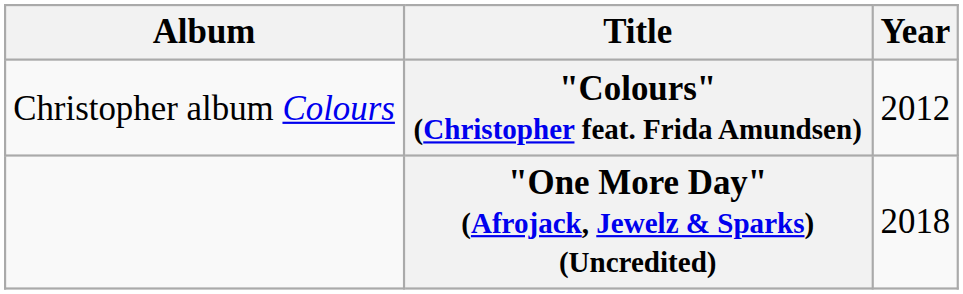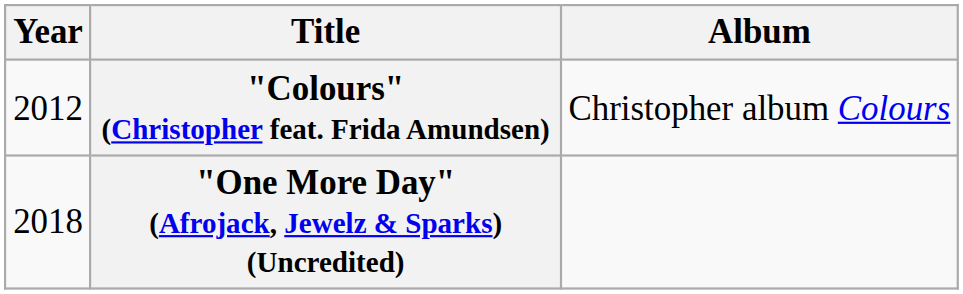columns swapped: (915, 32) <-> (204, 32)
